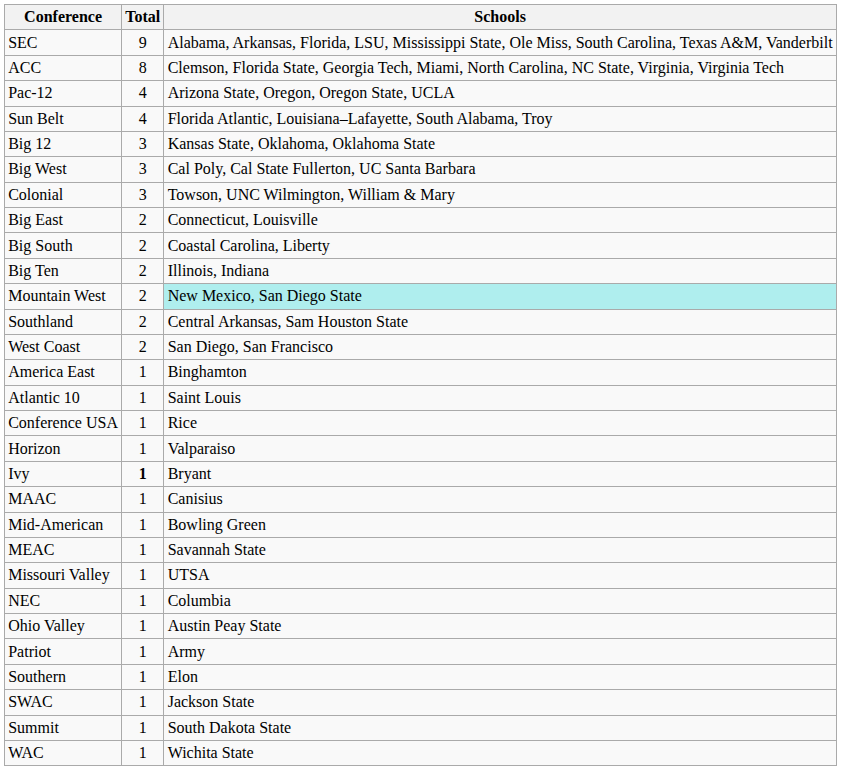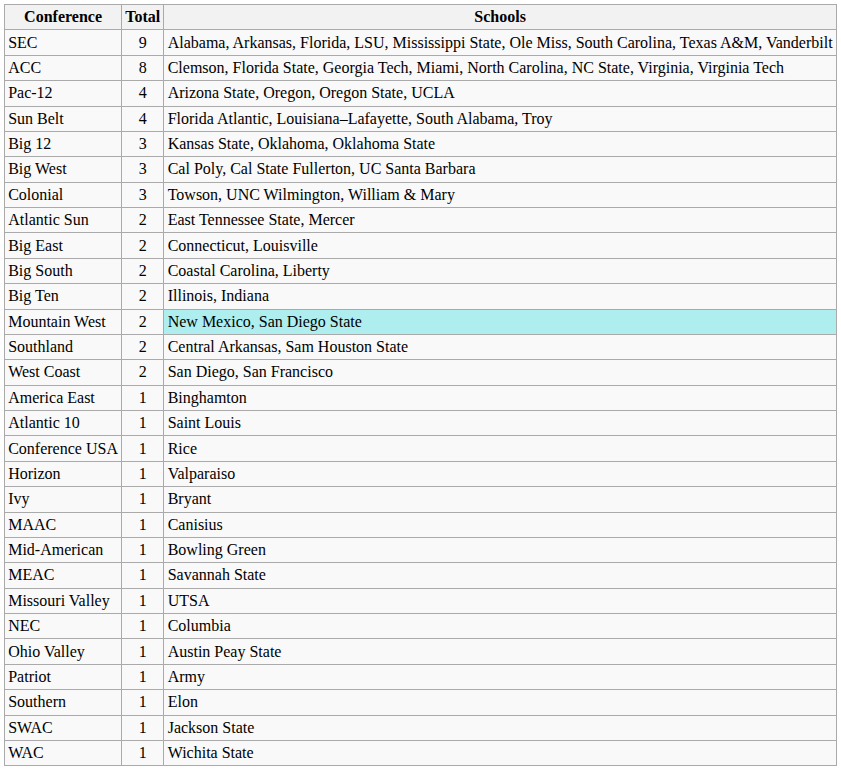+ row: (48, 220)
(143, 473) bold -> (143, 499) normal
- row: (34, 727)
